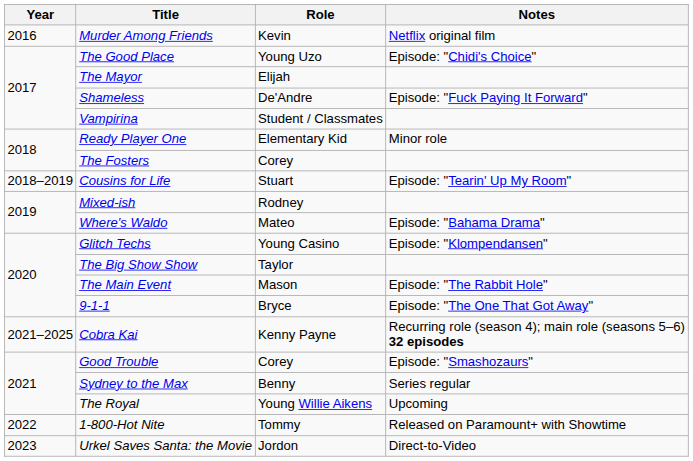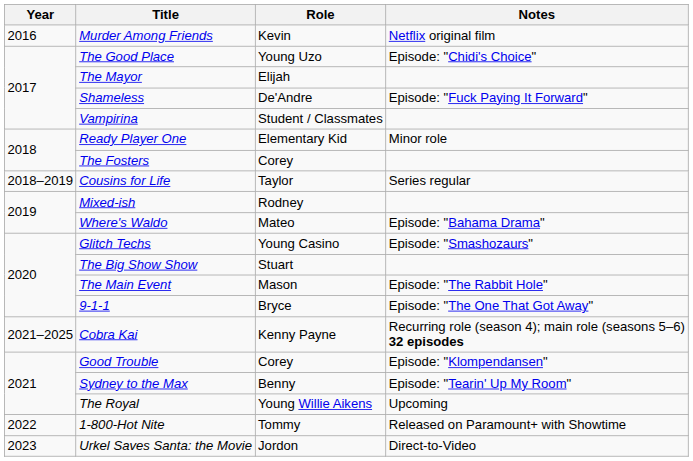(276, 181) Stuart -> (276, 181) Taylor
(480, 181) Episode: "Tearin' Up My Room" -> (430, 181) Series regular
(468, 243) Episode: "Klompendansen" -> (461, 243) Episode: "Smashozaurs"
(276, 264) Taylor -> (276, 264) Stuart
(461, 362) Episode: "Smashozaurs" -> (468, 362) Episode: "Klompendansen"
(430, 383) Series regular -> (480, 383) Episode: "Tearin' Up My Room"
